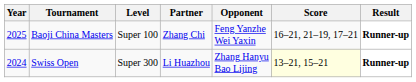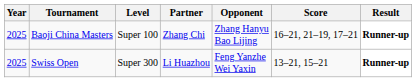(240, 35) Feng Yanzhe Wei Yaxin -> (242, 35) Zhang Hanyu Bao Lijing
(17, 63) 2024 -> (17, 63) 2025
(242, 63) Zhang Hanyu Bao Lijing -> (240, 63) Feng Yanzhe Wei Yaxin
(301, 63) lightyellow background -> (301, 63) no background
